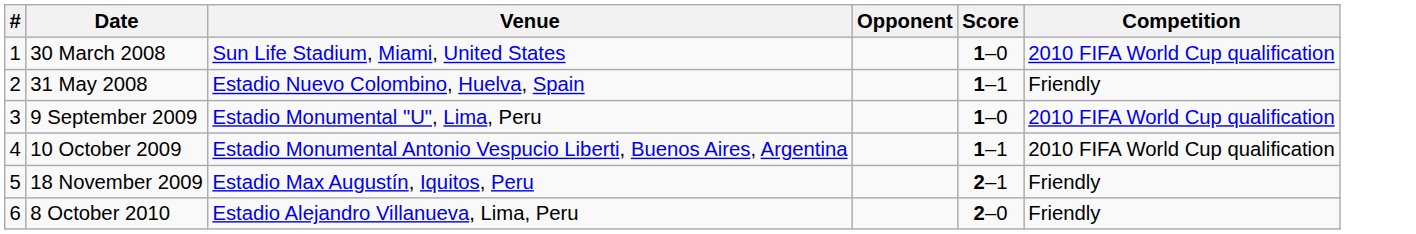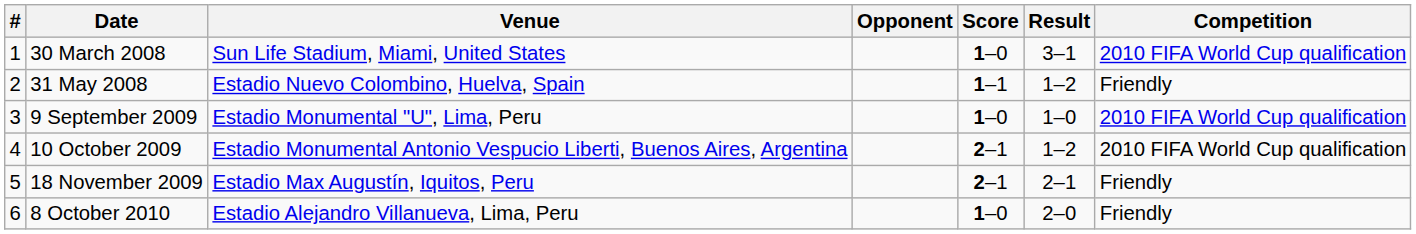+ column: (1059, 21)
(991, 149) 1–1 -> (991, 149) 2–1
(991, 214) 2–0 -> (991, 214) 1–0
